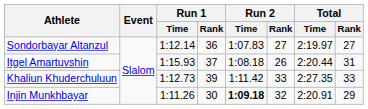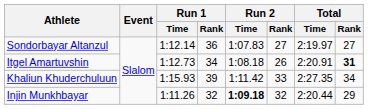(177, 63) 1:15.93 -> (177, 63) 1:12.73
(212, 63) 37 -> (212, 63) 34
(315, 63) 2:20.44 -> (315, 63) 2:20.91
(349, 63) normal -> (349, 63) bold
(177, 79) 1:12.73 -> (177, 79) 1:15.93
(349, 79) 33 -> (349, 79) 34
(212, 96) 30 -> (212, 96) 32
(315, 96) 2:20.91 -> (315, 96) 2:20.44
